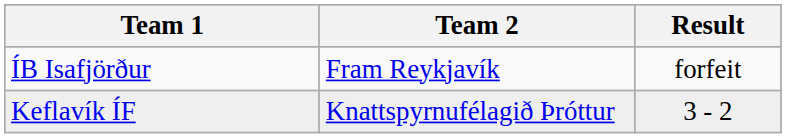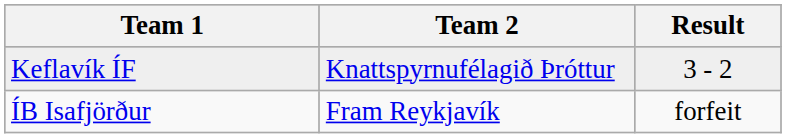rows swapped: (81, 68) <-> (73, 111)
